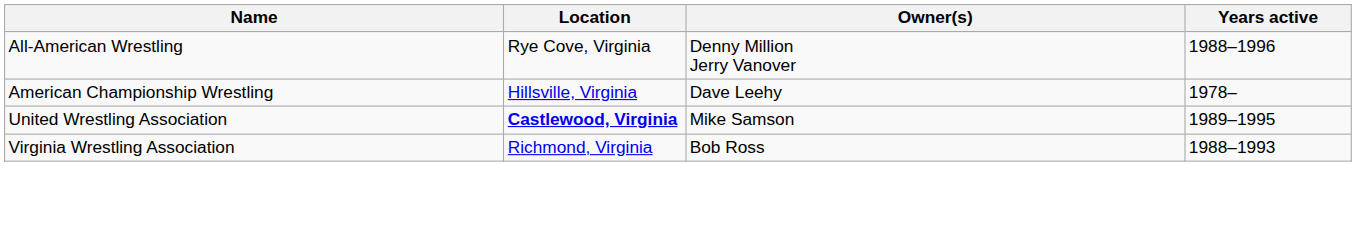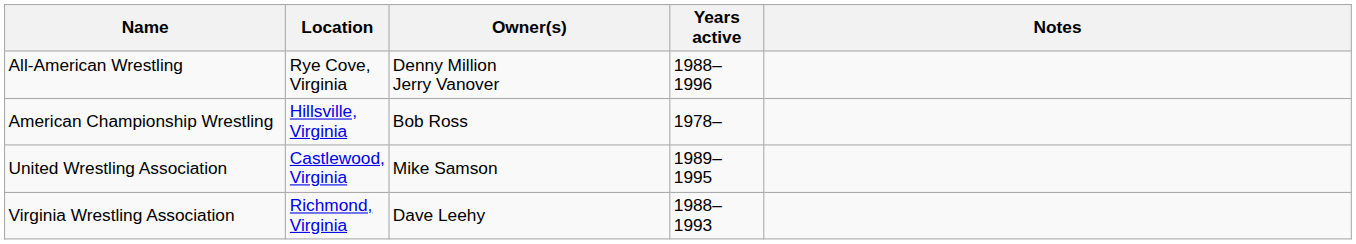+ column: (1057, 27)
(736, 92) Dave Leehy -> (430, 121) Bob Ross
(593, 119) bold -> (337, 168) normal
(727, 147) Bob Ross -> (439, 215) Dave Leehy
